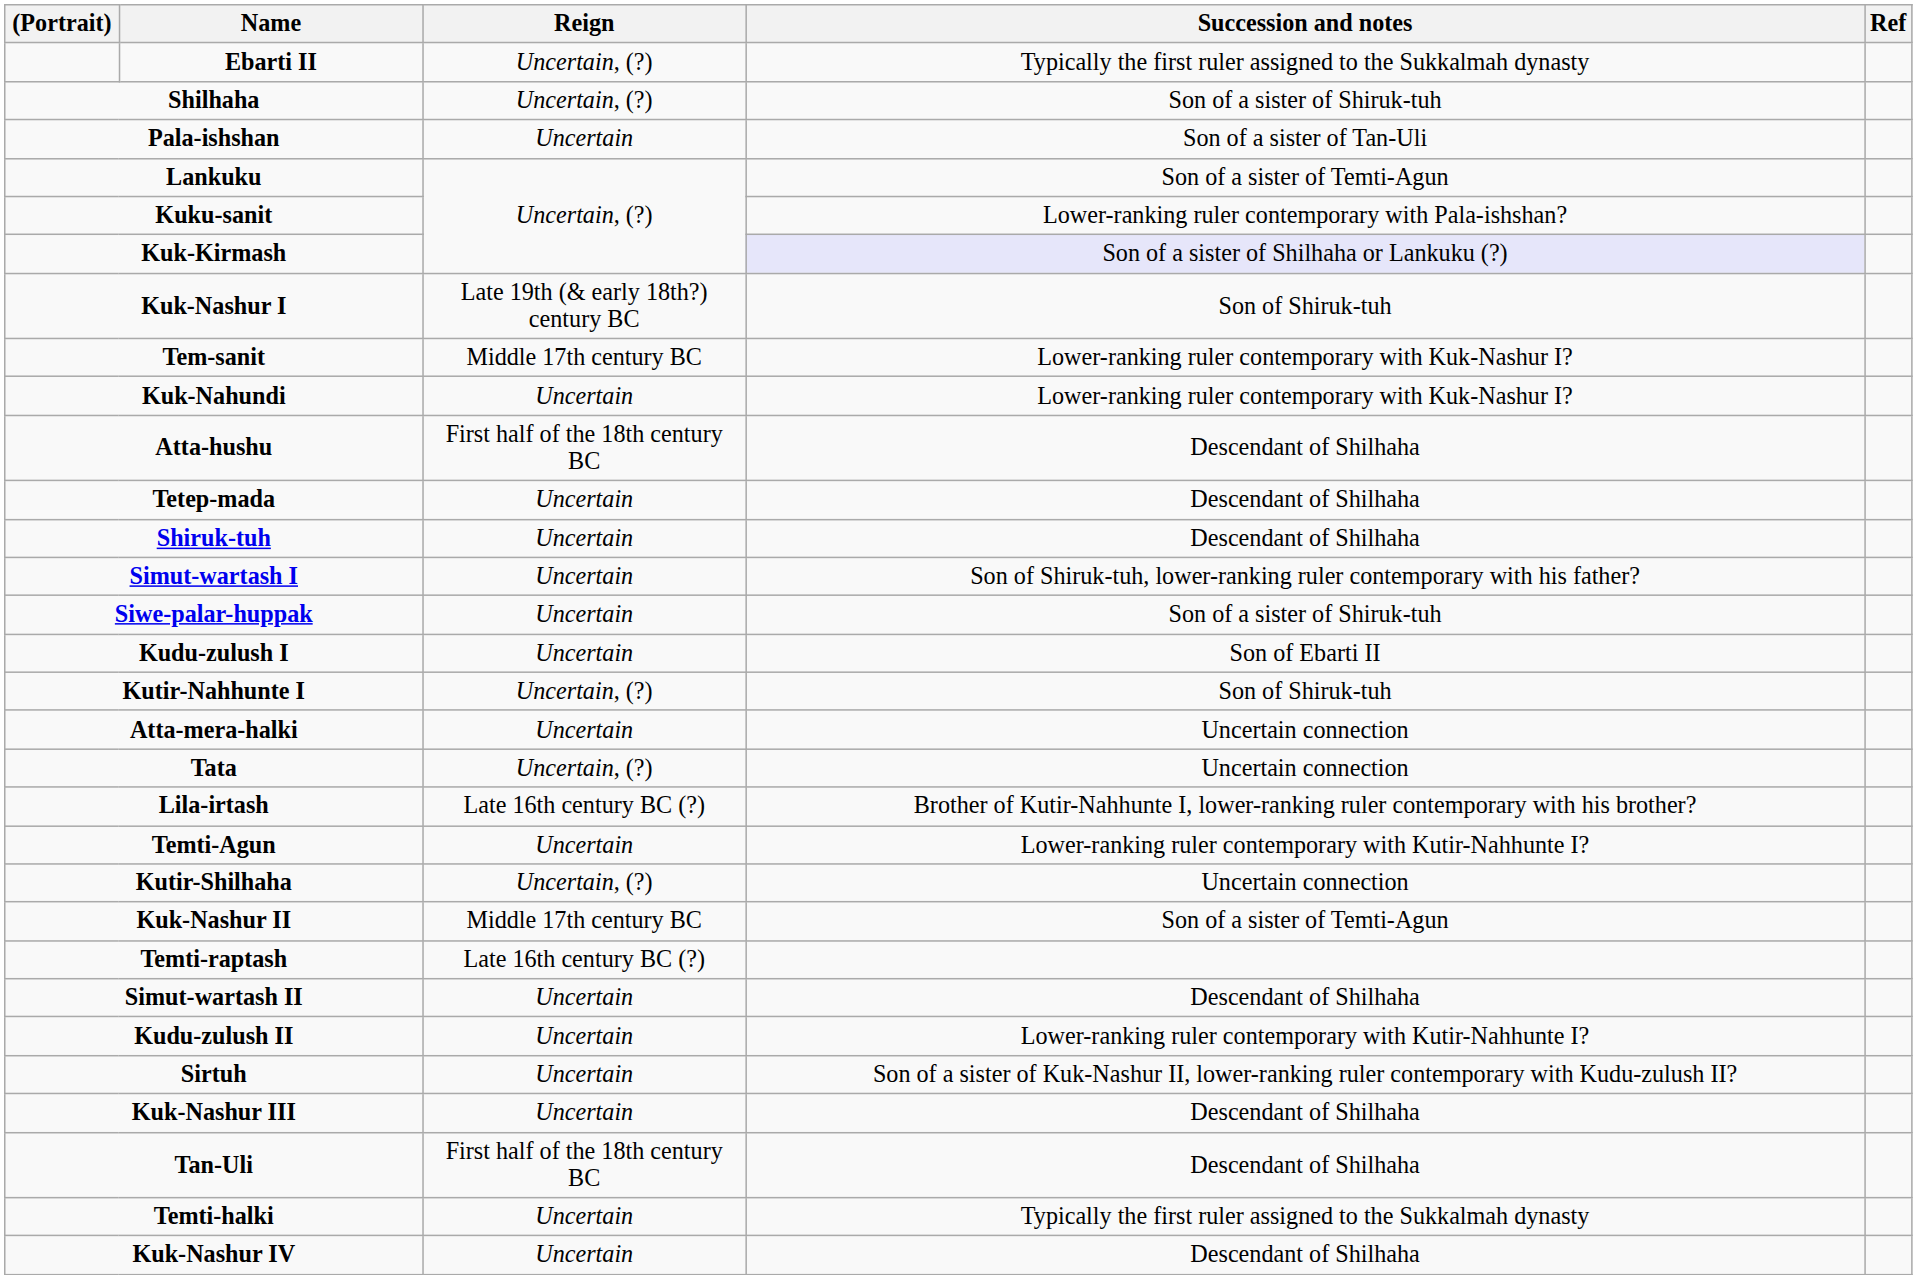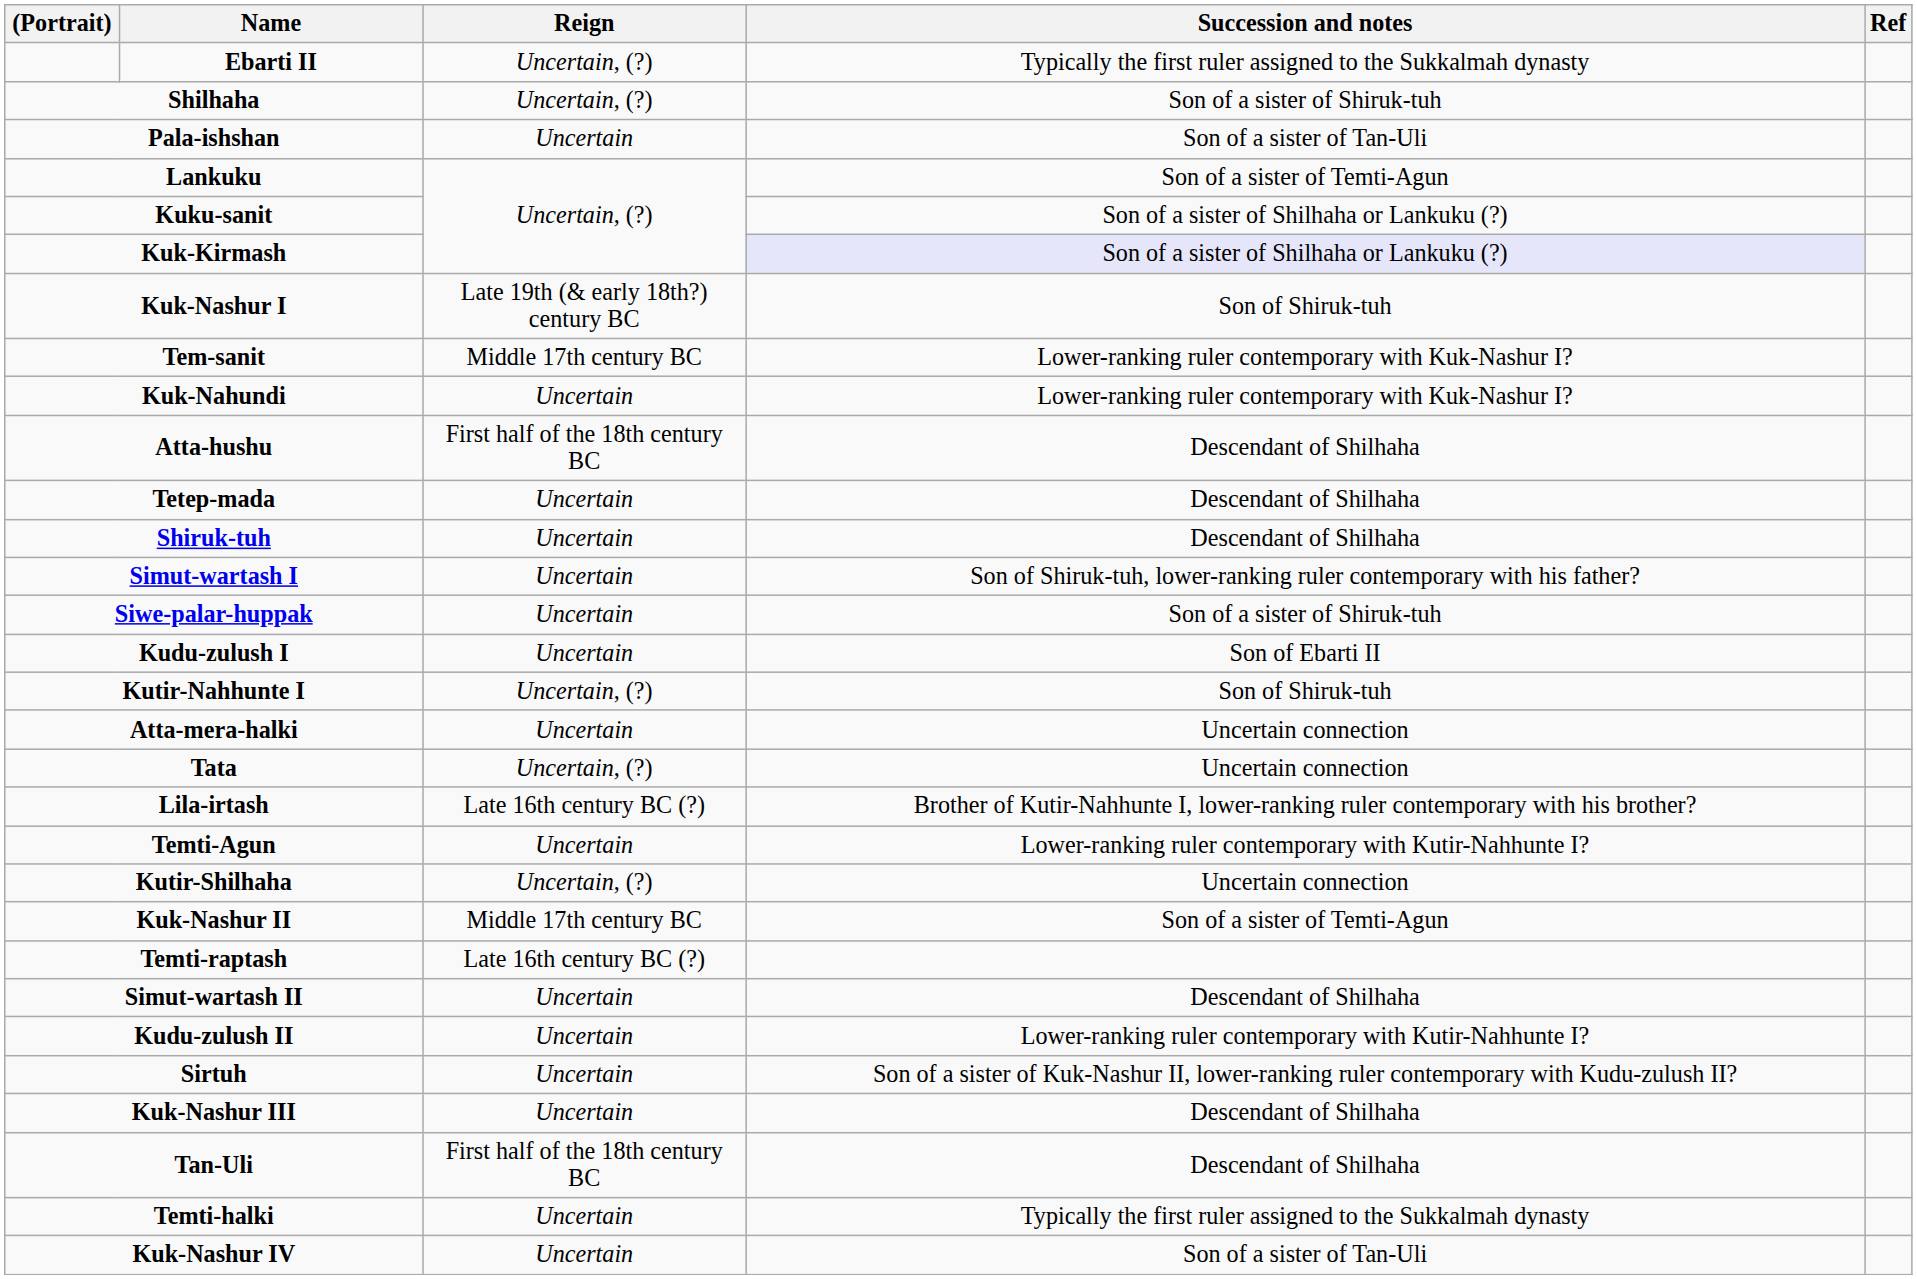(1305, 215) Lower-ranking ruler contemporary with Pala-ishshan? -> (1305, 215) Son of a sister of Shilhaha or Lankuku (?)
(1305, 1254) Descendant of Shilhaha -> (1305, 1254) Son of a sister of Tan-Uli
